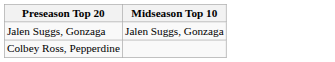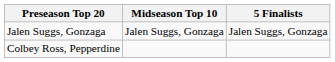+ column: (278, 13)
